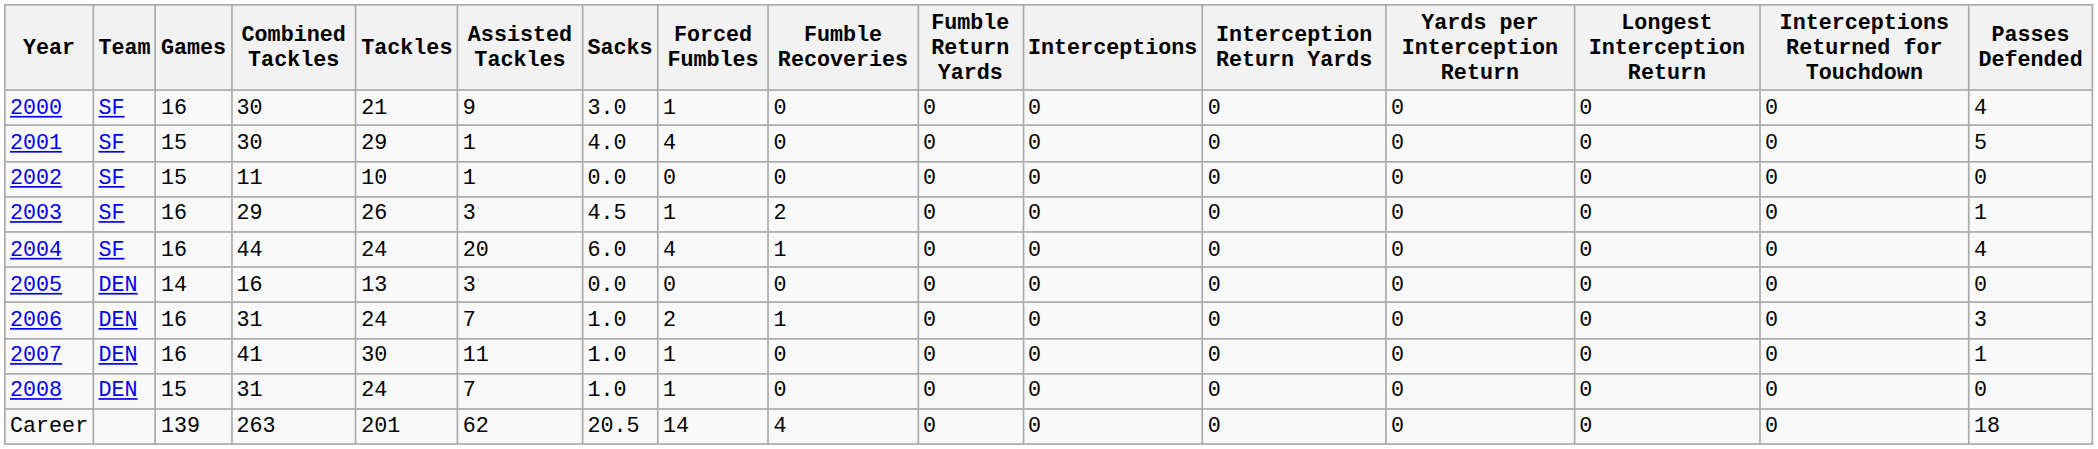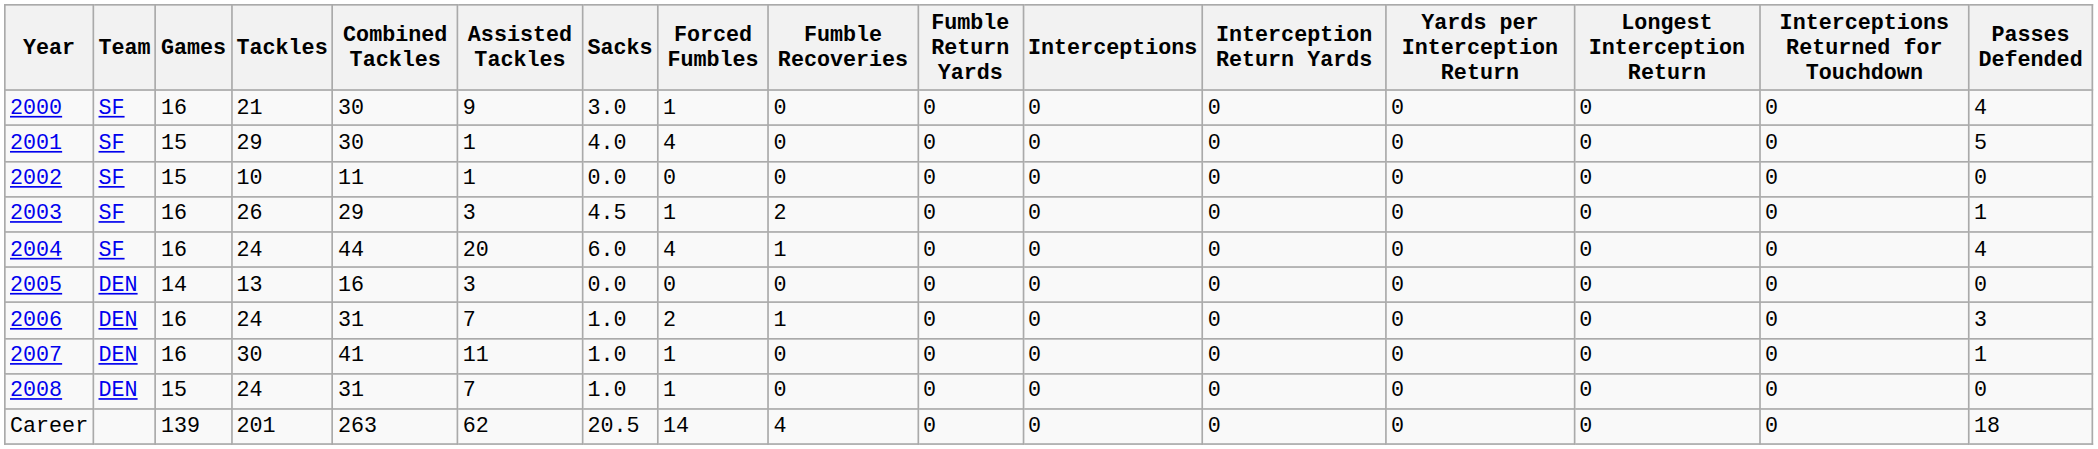columns swapped: (294, 48) <-> (407, 48)
